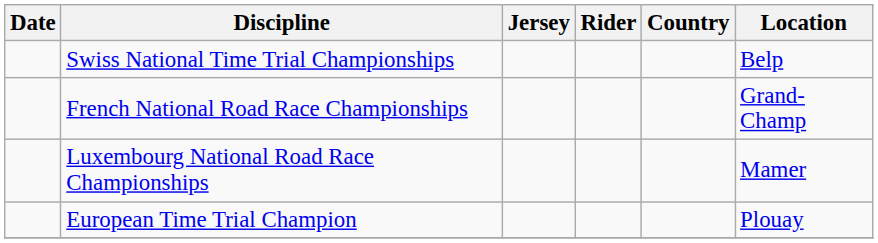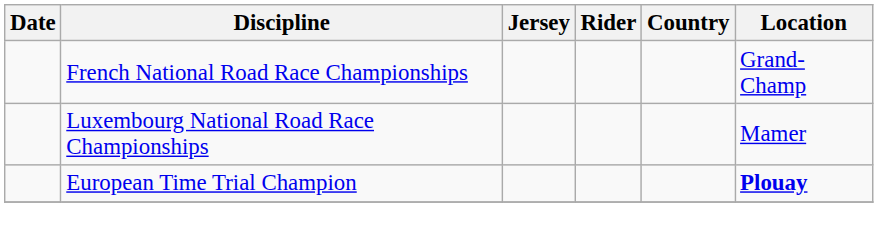- row: (260, 58)
(772, 219) normal -> (774, 182) bold
